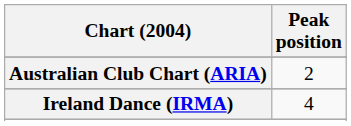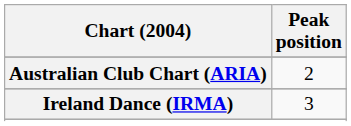(309, 103) 4 -> (309, 103) 3
